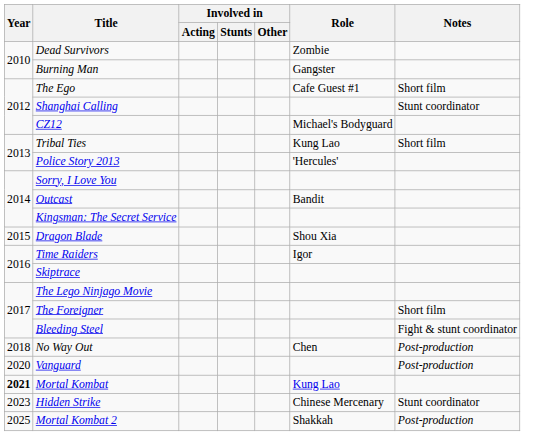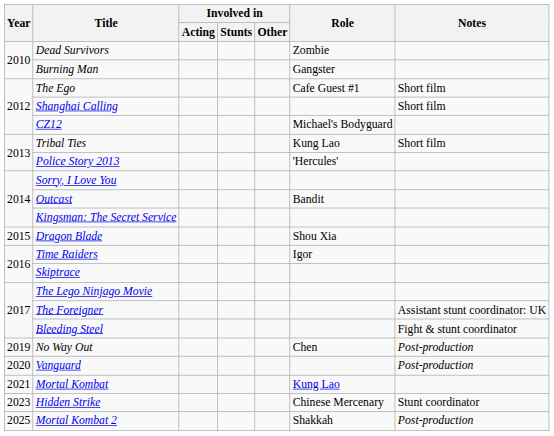(439, 106) Stunt coordinator -> (422, 106) Short film
(422, 310) Short film -> (472, 310) Assistant stunt coordinator: UK
(19, 347) 2018 -> (19, 347) 2019
(19, 384) bold -> (19, 384) normal
